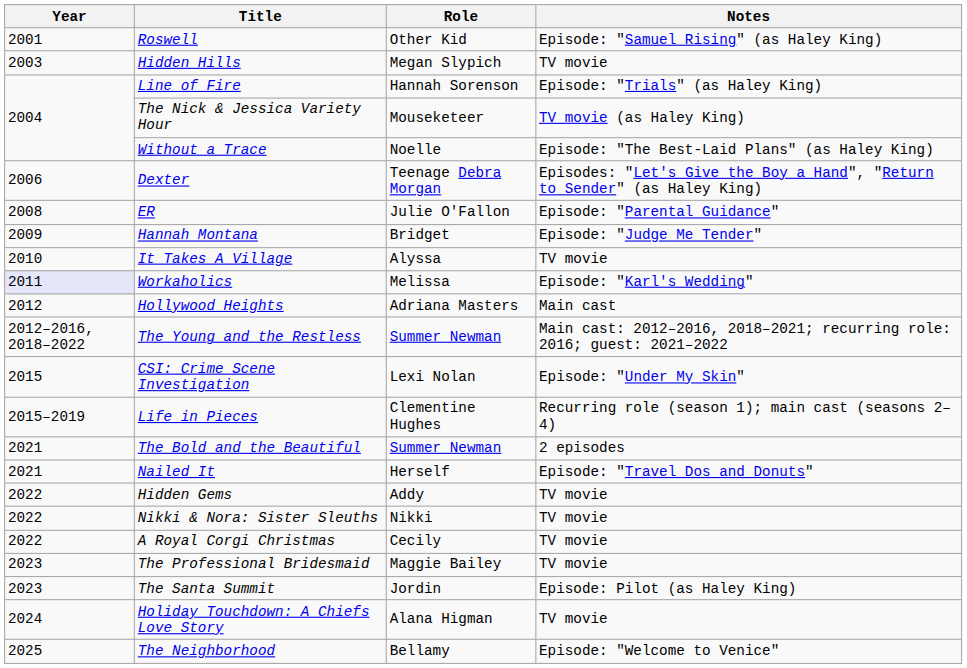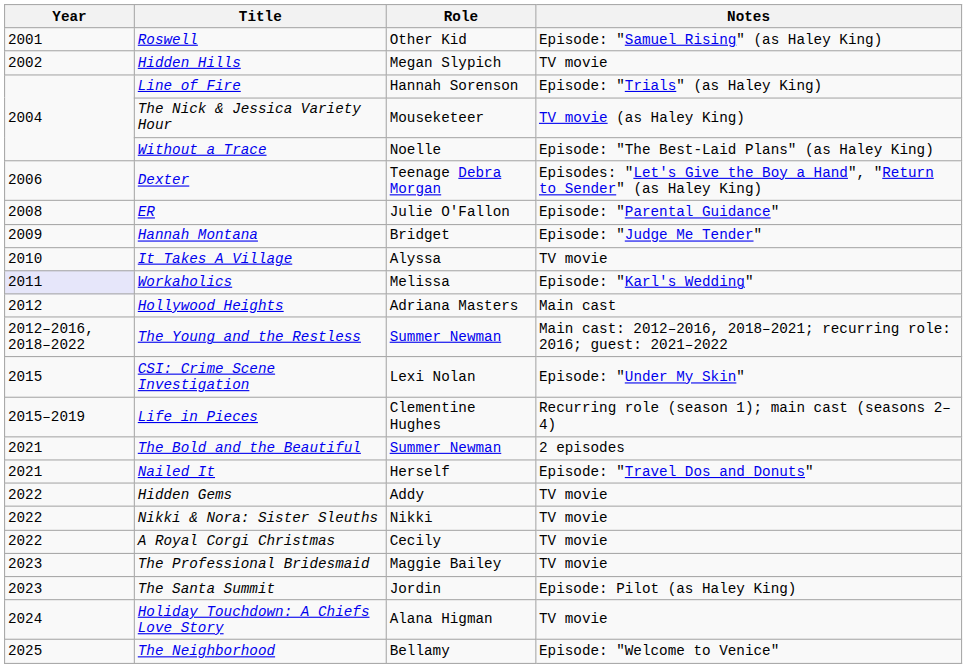(25, 63) 2003 -> (25, 63) 2002
